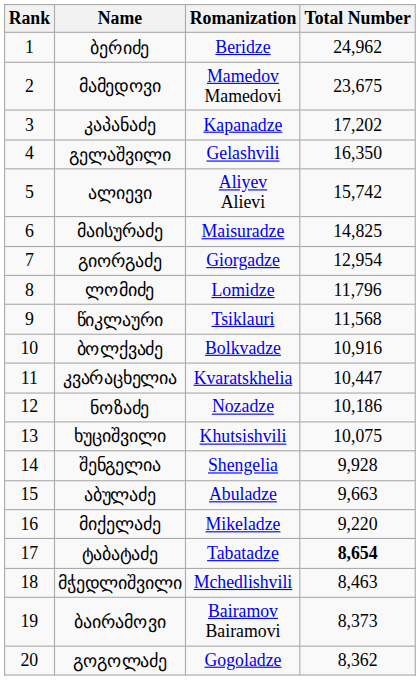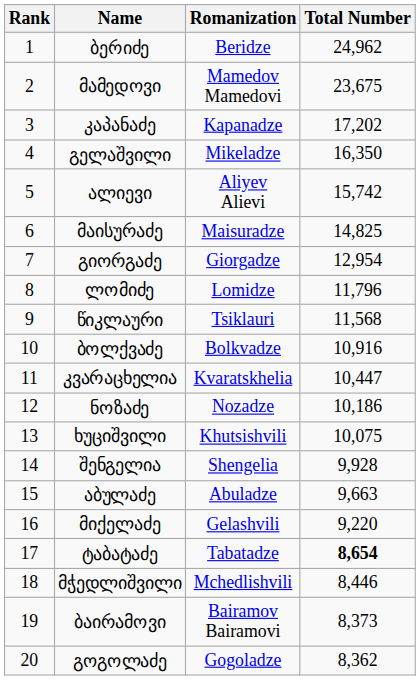(243, 154) Gelashvili -> (243, 154) Mikeladze
(243, 524) Mikeladze -> (243, 524) Gelashvili
(358, 582) 8,463 -> (358, 582) 8,446
